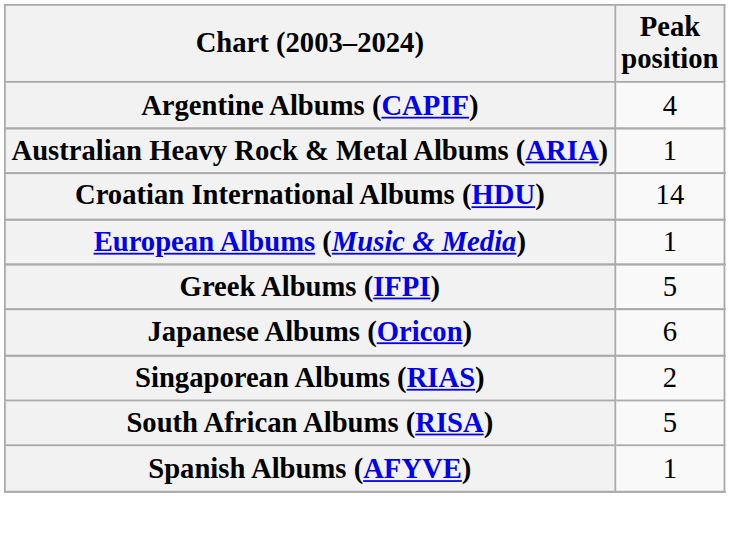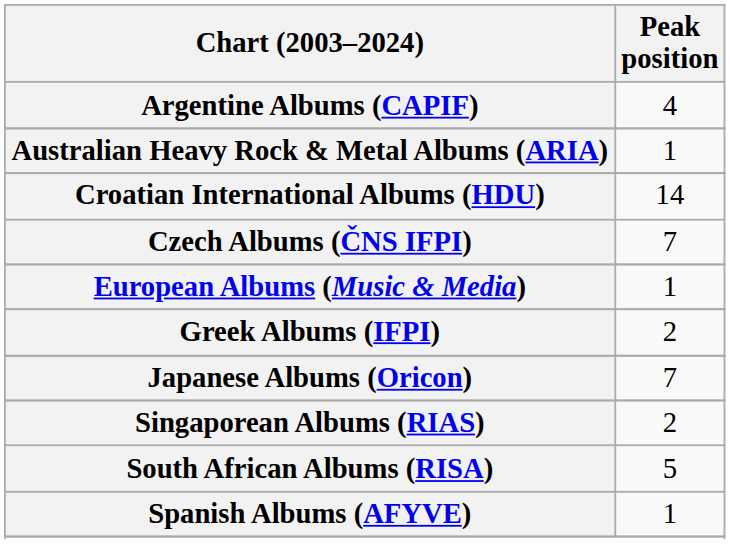+ row: (310, 241)
(670, 286) 5 -> (670, 331) 2
(670, 331) 6 -> (670, 377) 7
